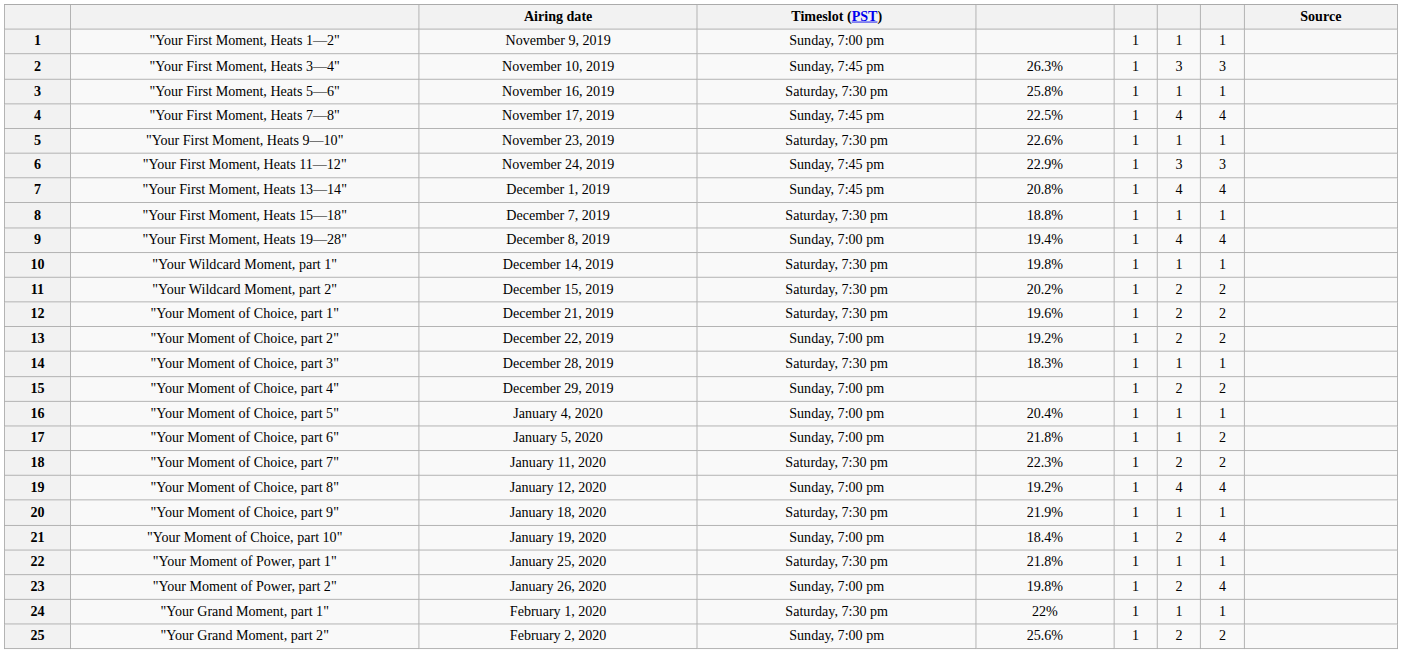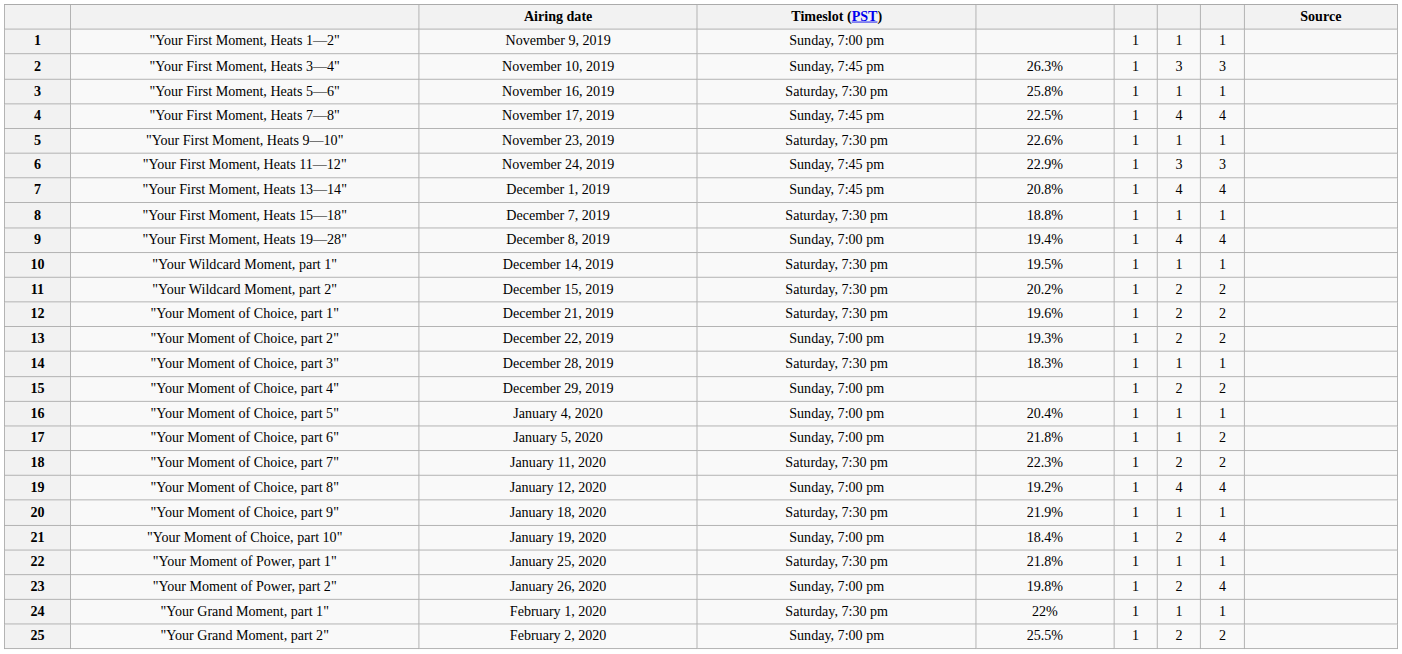(1045, 264) 19.8% -> (1045, 264) 19.5%
(1045, 338) 19.2% -> (1045, 338) 19.3%
(1045, 636) 25.6% -> (1045, 636) 25.5%
